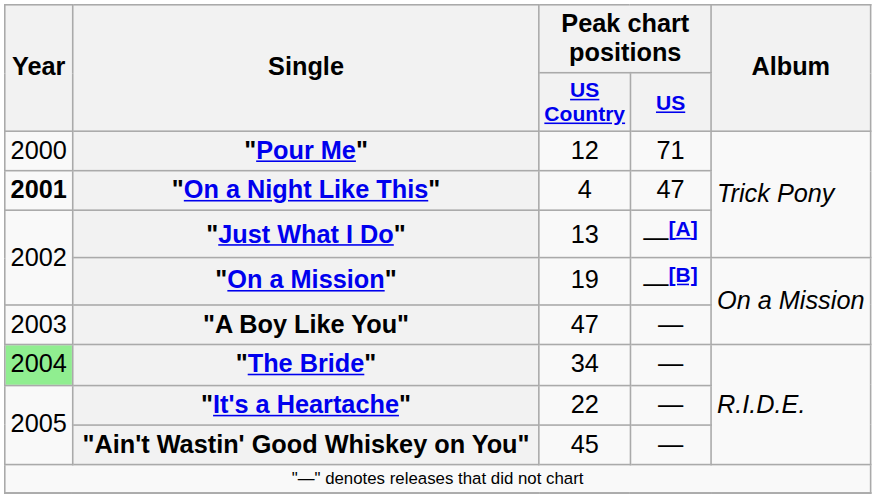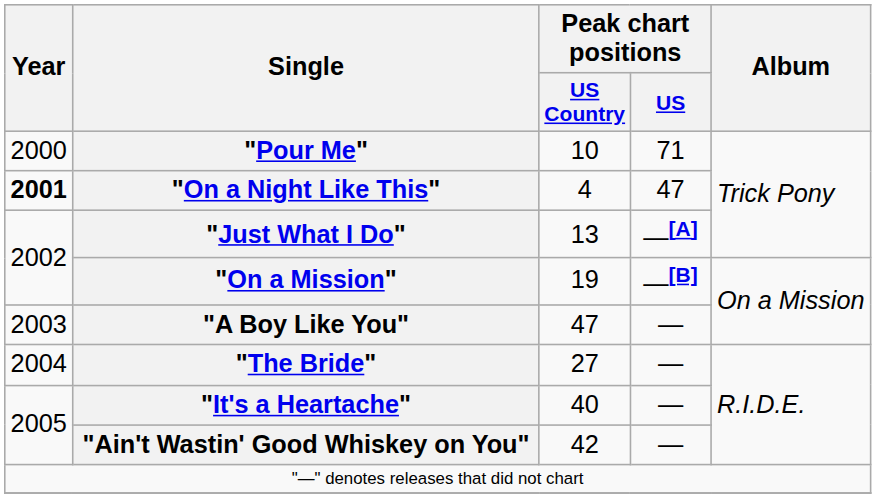(585, 150) 12 -> (585, 150) 10
(39, 364) lightgreen background -> (39, 364) no background
(585, 364) 34 -> (585, 364) 27
(585, 404) 22 -> (585, 404) 40
(585, 444) 45 -> (585, 444) 42
